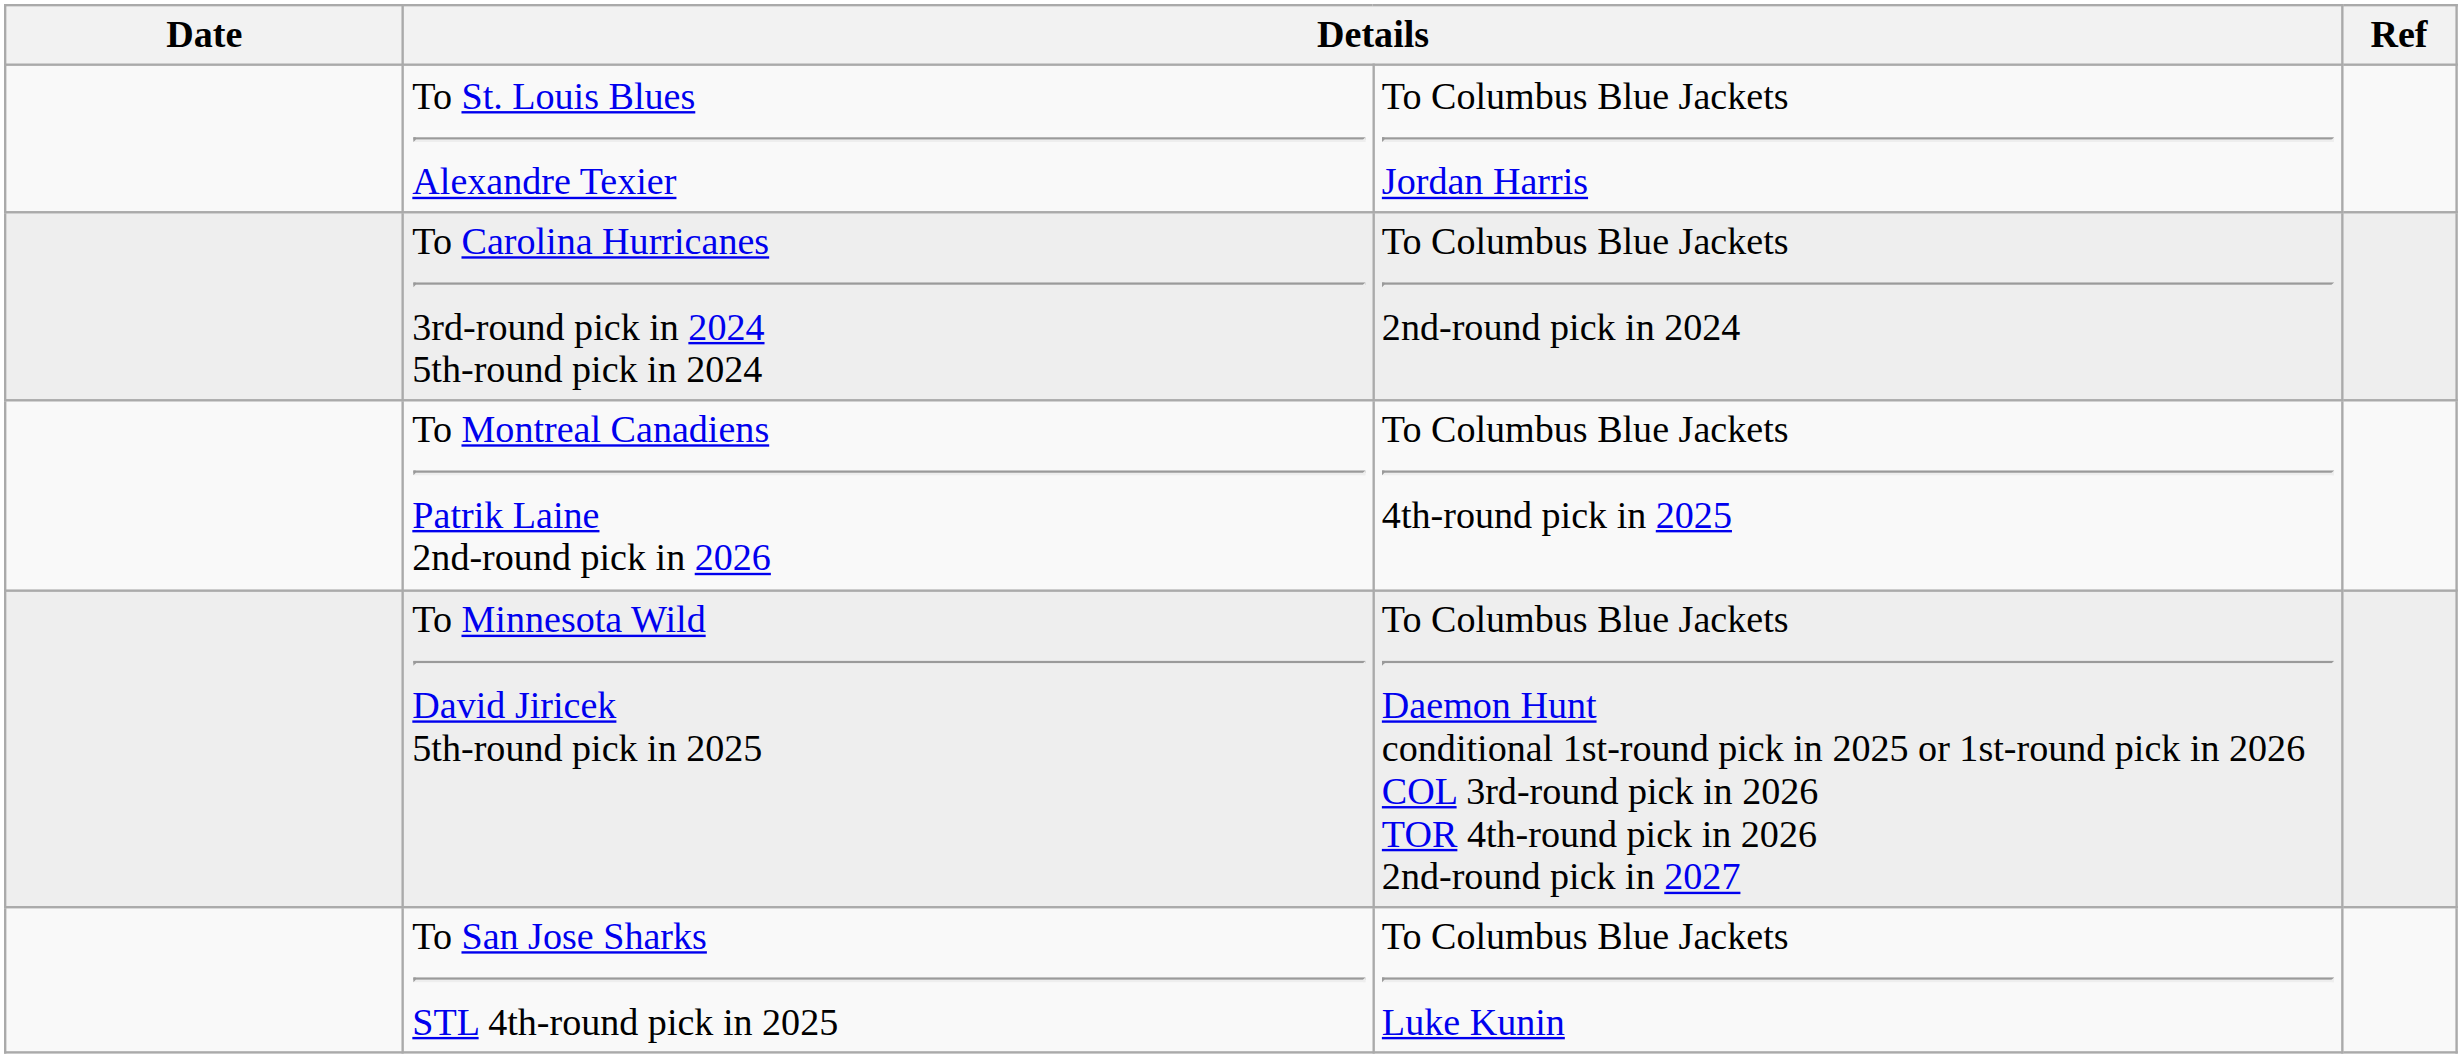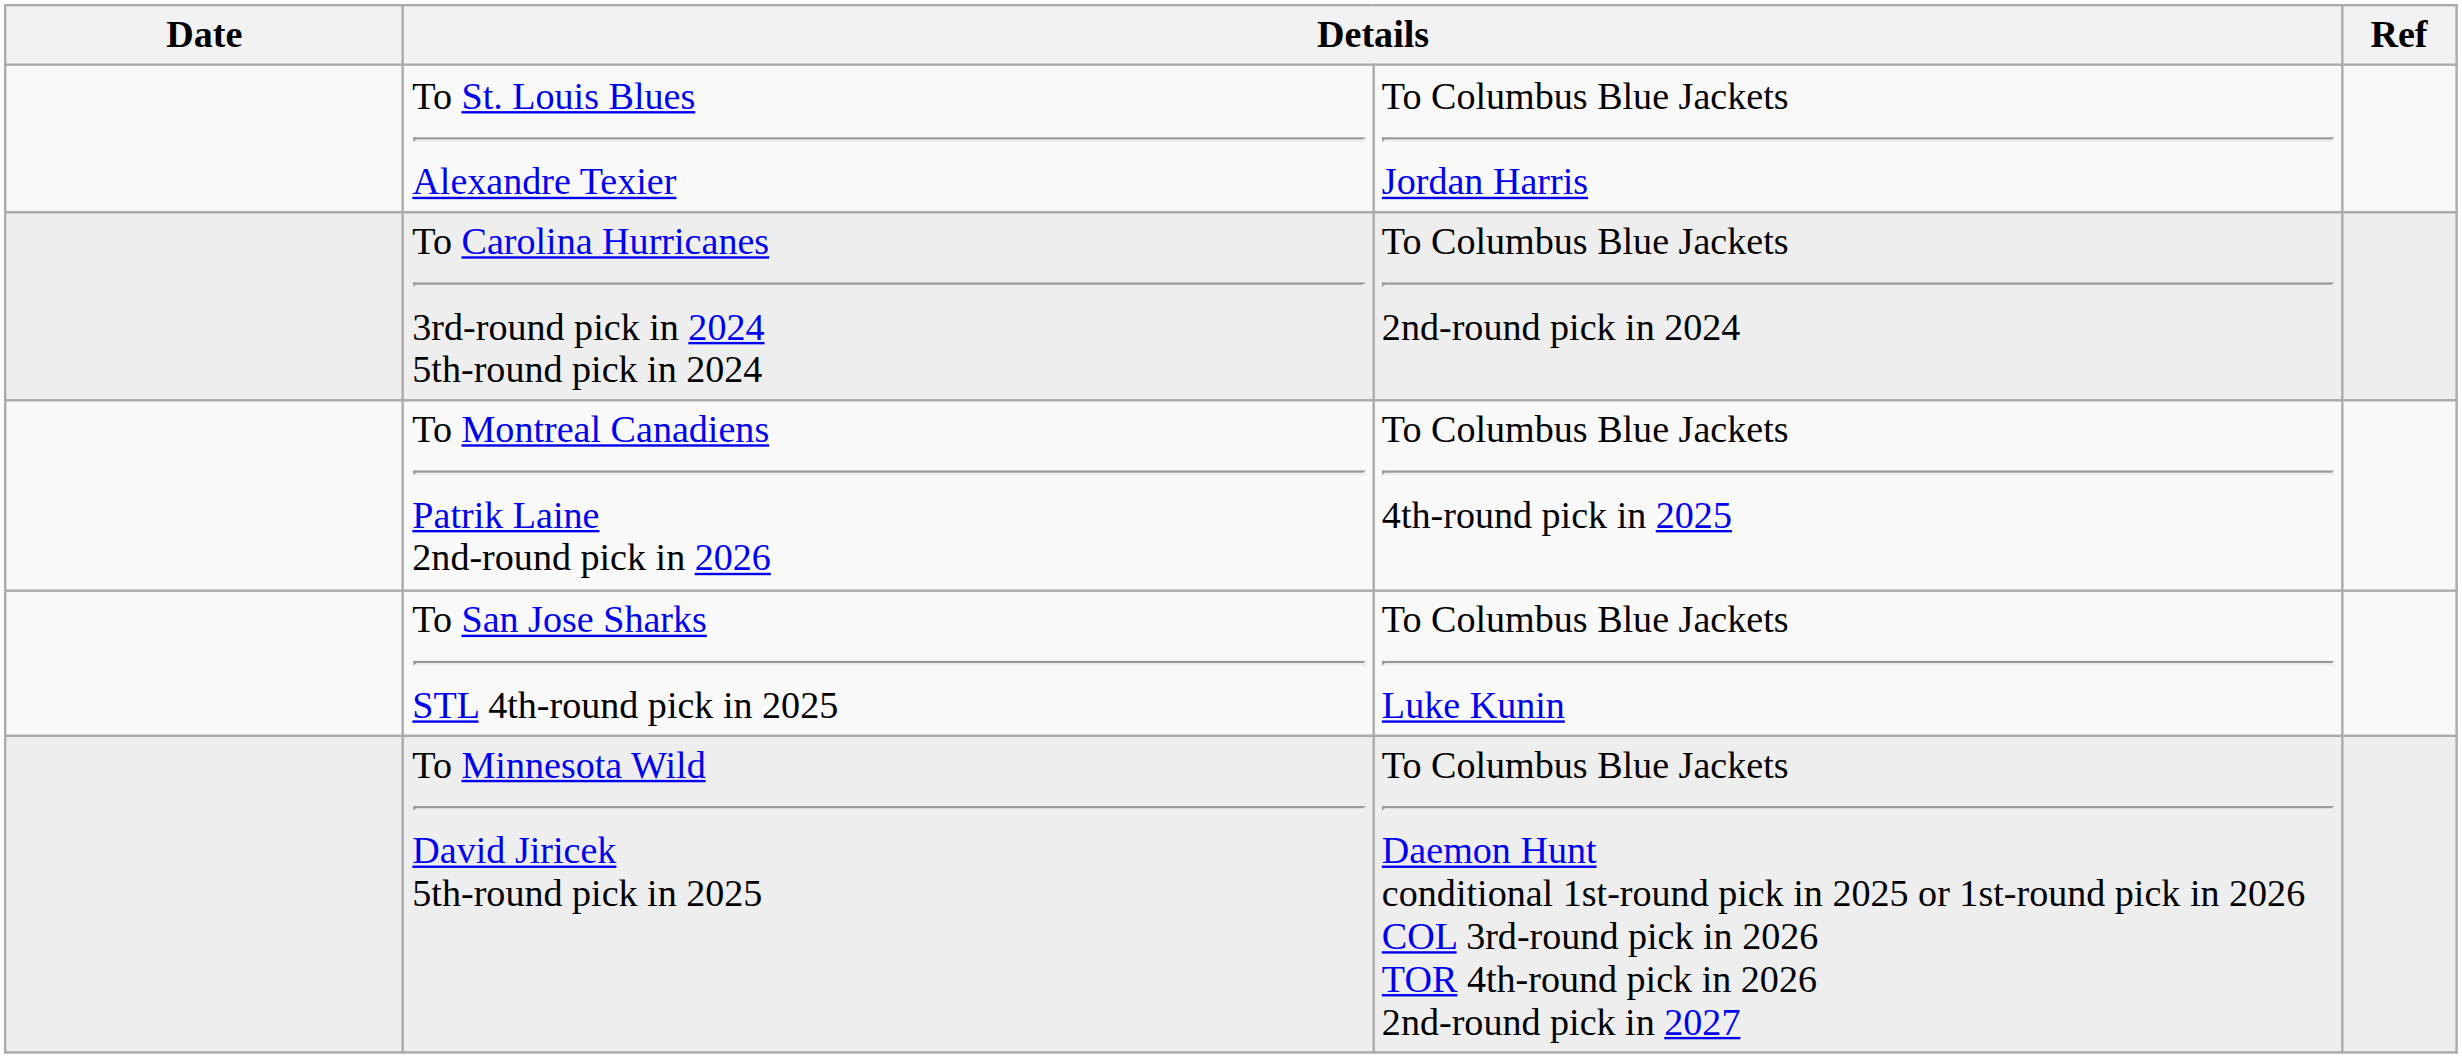rows swapped: (888, 683) <-> (888, 979)
